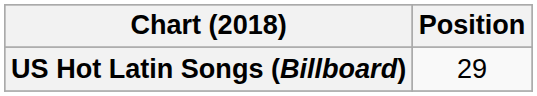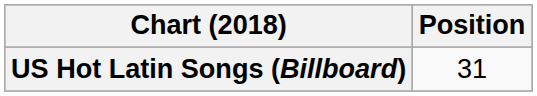(472, 68) 29 -> (472, 68) 31
